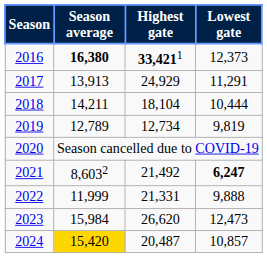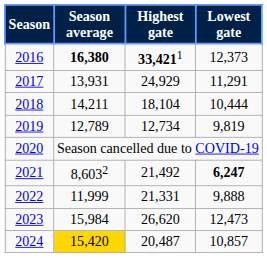(89, 81) 13,913 -> (89, 81) 13,931
